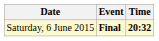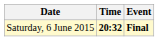columns swapped: (140, 12) <-> (111, 12)
